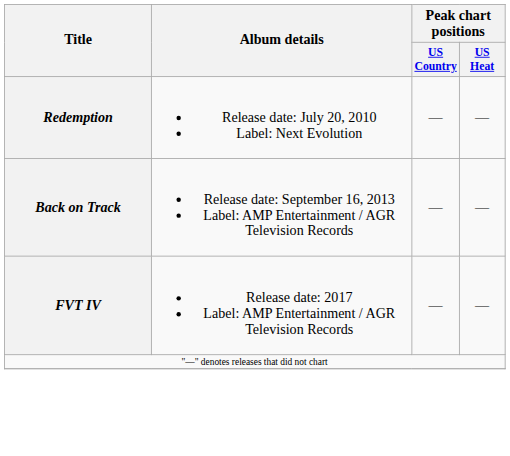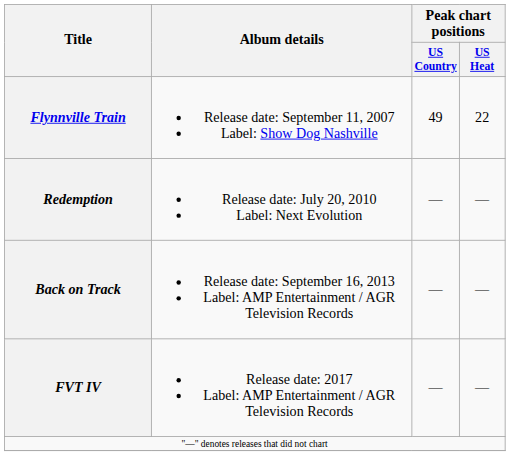+ row: (78, 117)
